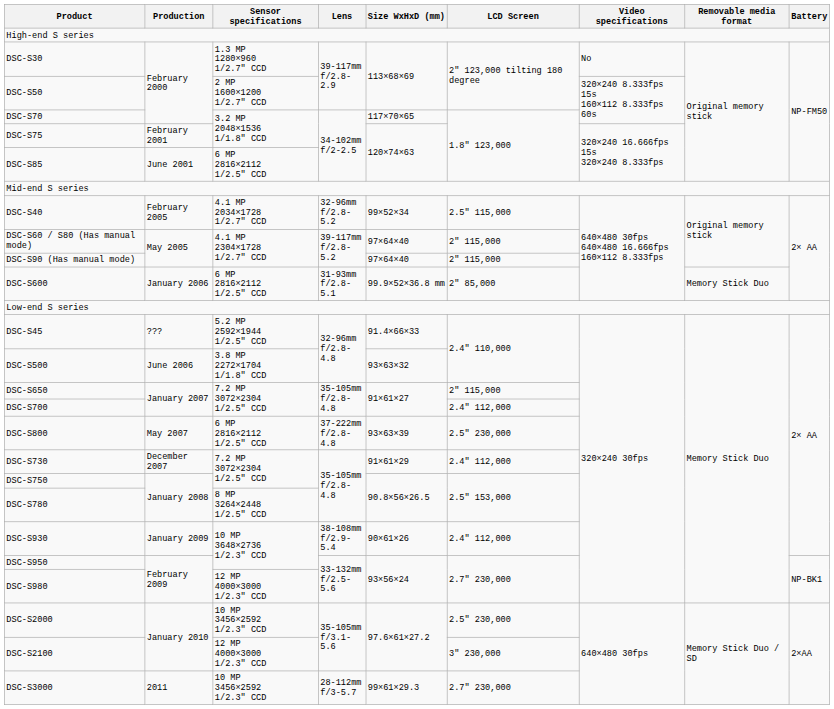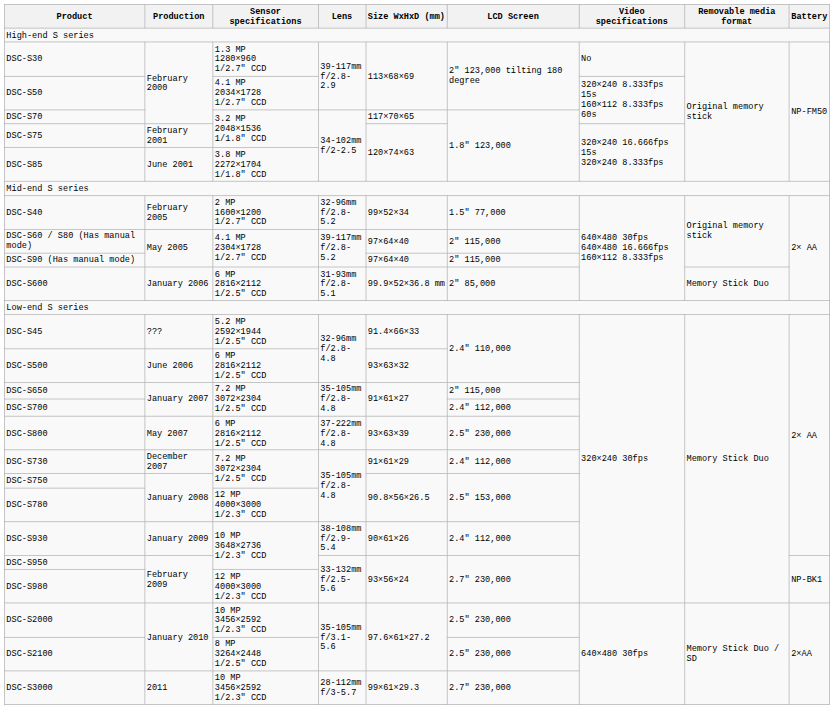(241, 93) 2 MP 1600×1200 1/2.7" CCD -> (241, 93) 4.1 MP 2034×1728 1/2.7" CCD
(241, 165) 6 MP 2816×2112 1/2.5" CCD -> (241, 165) 3.8 MP 2272×1704 1/1.8" CCD
(241, 212) 4.1 MP 2034×1728 1/2.7" CCD -> (241, 212) 2 MP 1600×1200 1/2.7" CCD
(480, 212) 2.5" 115,000 -> (477, 212) 1.5" 77,000
(241, 365) 3.8 MP 2272×1704 1/1.8" CCD -> (241, 365) 6 MP 2816×2112 1/2.5" CCD
(241, 505) 8 MP 3264×2448 1/2.5" CCD -> (241, 505) 12 MP 4000×3000 1/2.3" CCD
(241, 654) 12 MP 4000×3000 1/2.3" CCD -> (241, 654) 8 MP 3264×2448 1/2.5" CCD
(475, 654) 3" 230,000 -> (480, 654) 2.5" 230,000
